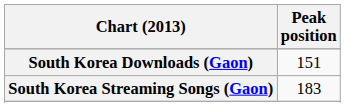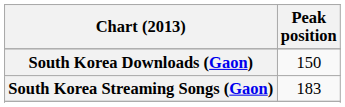(309, 62) 151 -> (309, 62) 150
